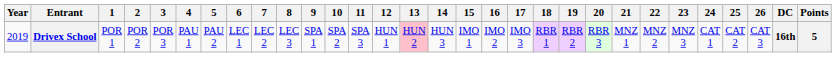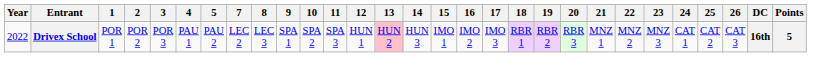- column: (239, 12)
(18, 36) 2019 -> (18, 36) 2022
